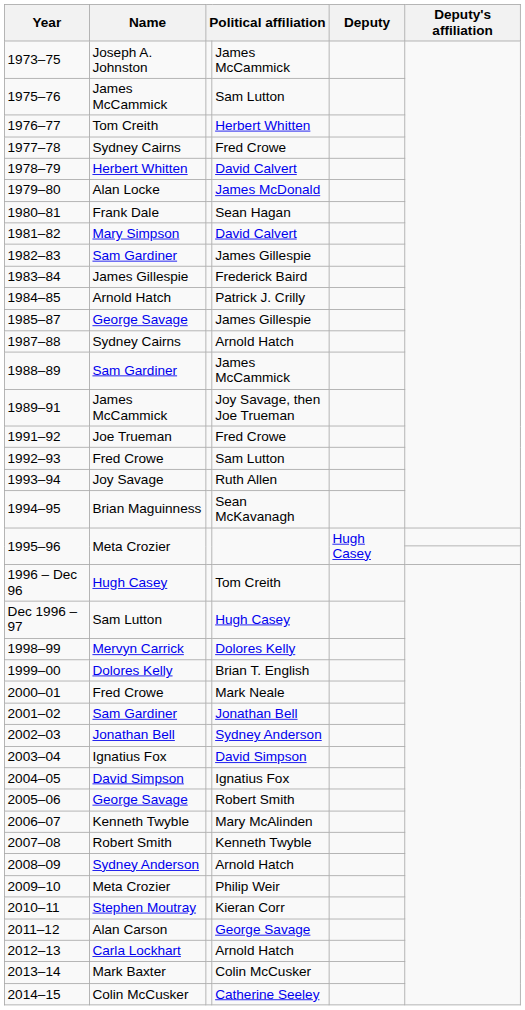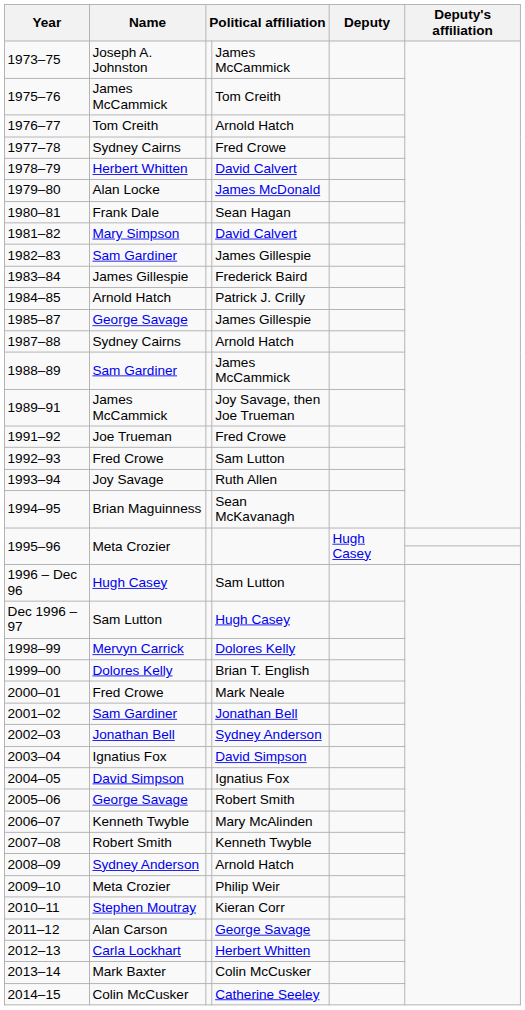(250, 96) Sam Lutton -> (248, 96) Tom Creith
(263, 125) Herbert Whitten -> (254, 125) Arnold Hatch
(248, 582) Tom Creith -> (250, 582) Sam Lutton
(254, 951) Arnold Hatch -> (263, 951) Herbert Whitten
